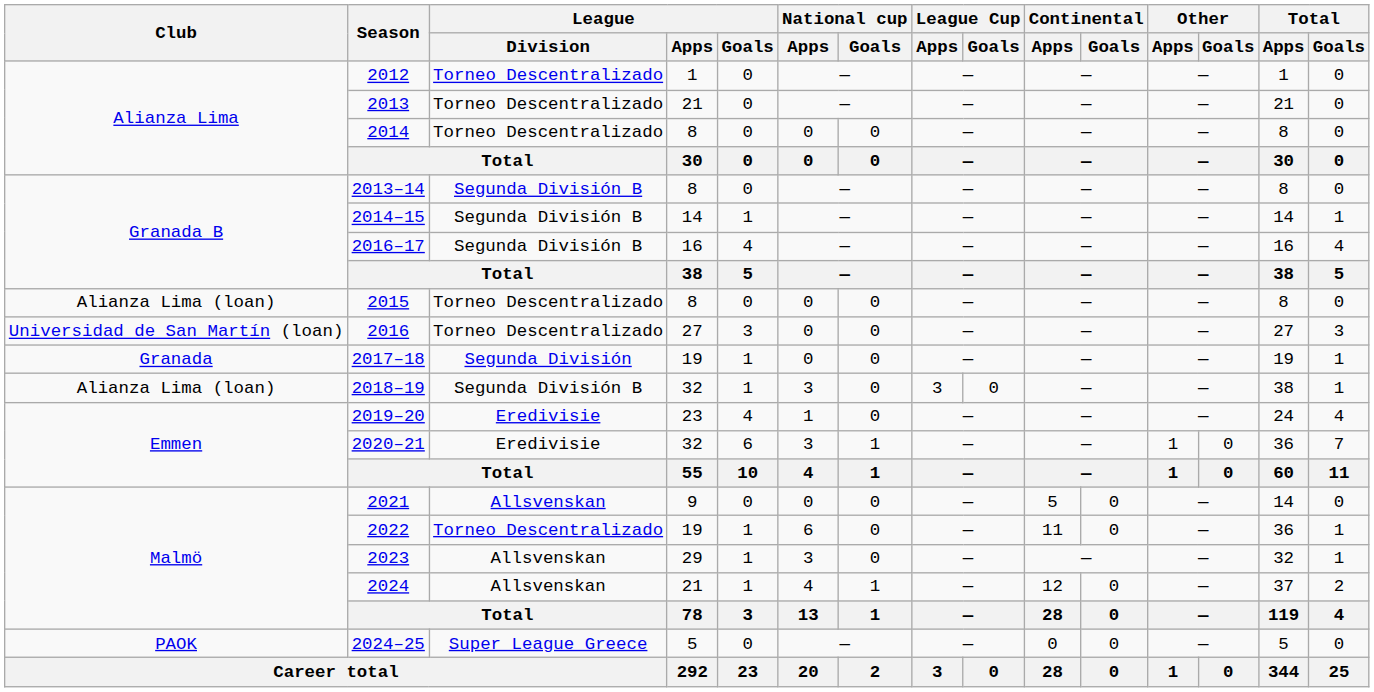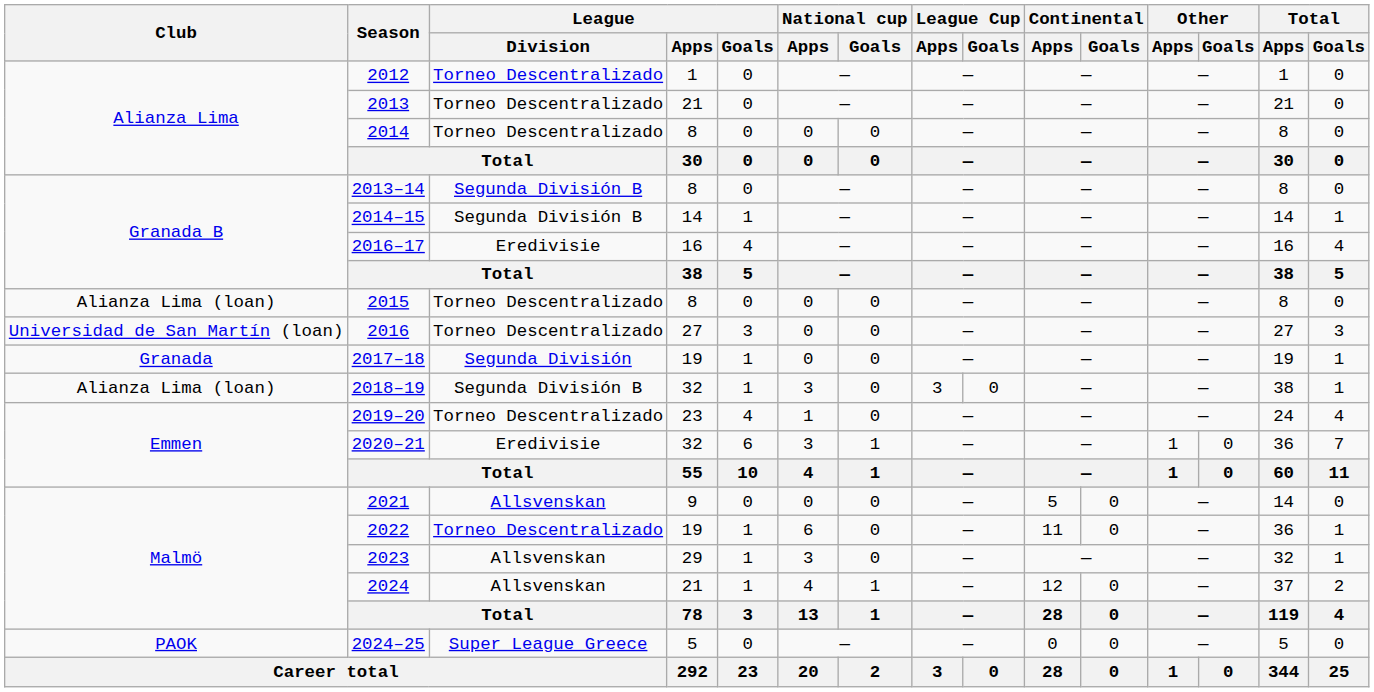(548, 246) Segunda División B -> (548, 246) Eredivisie
(548, 416) Eredivisie -> (548, 416) Torneo Descentralizado
